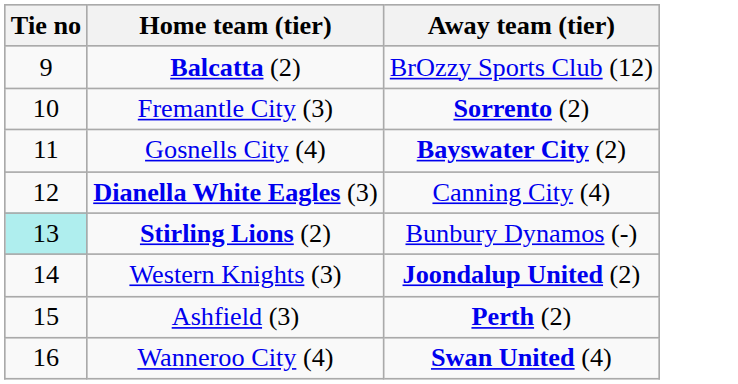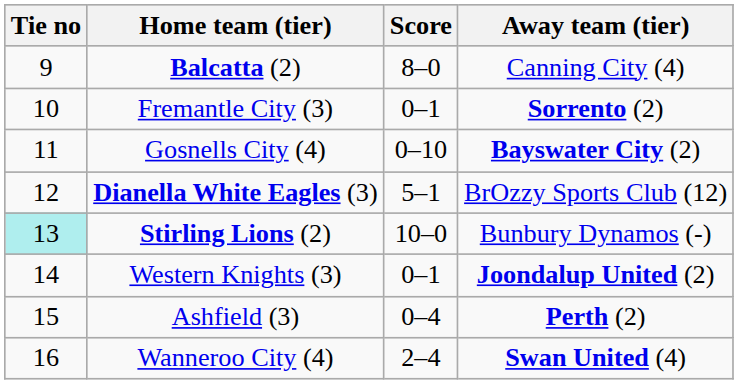+ column: (421, 25)
(521, 66) BrOzzy Sports Club (12) -> (596, 66) Canning City (4)
(521, 191) Canning City (4) -> (596, 191) BrOzzy Sports Club (12)
